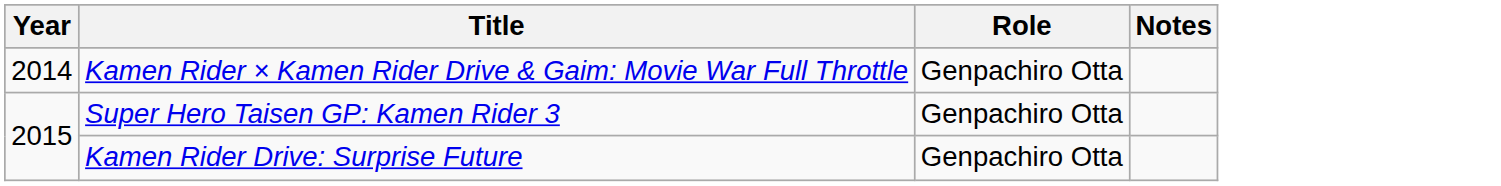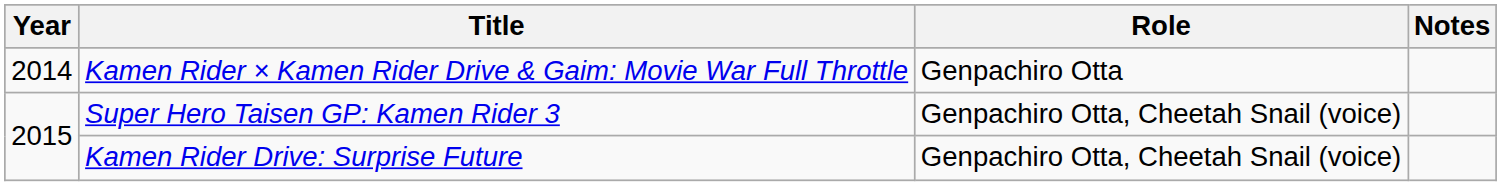(1022, 113) Genpachiro Otta -> (1161, 113) Genpachiro Otta, Cheetah Snail (voice)
(1022, 157) Genpachiro Otta -> (1161, 157) Genpachiro Otta, Cheetah Snail (voice)
